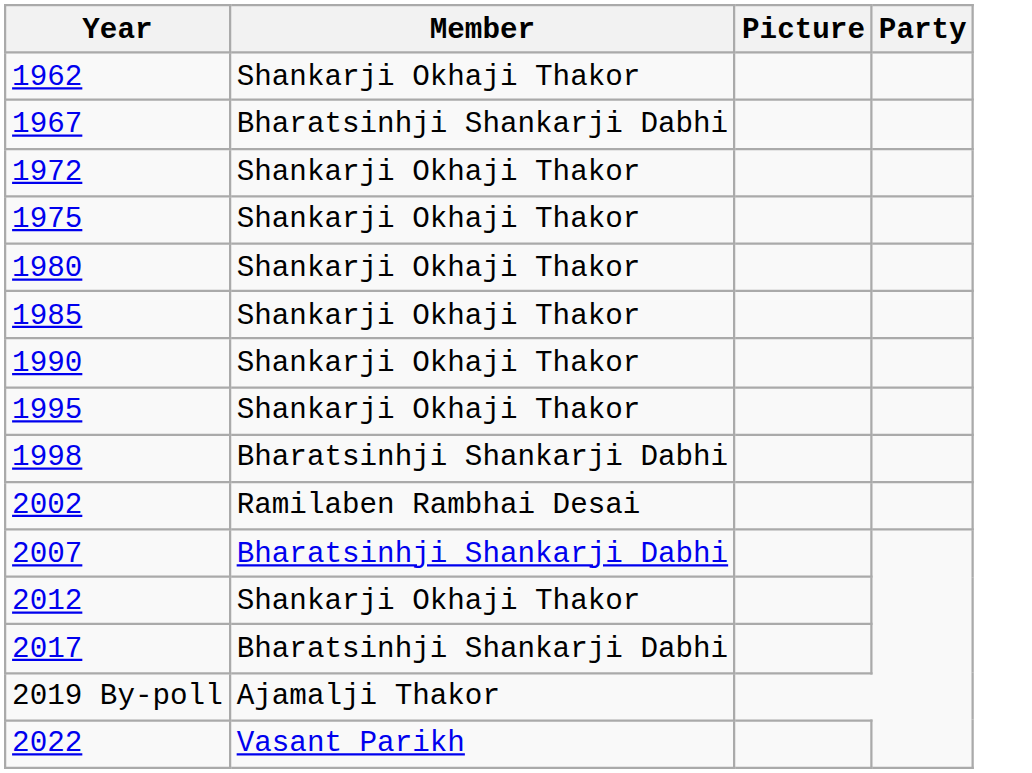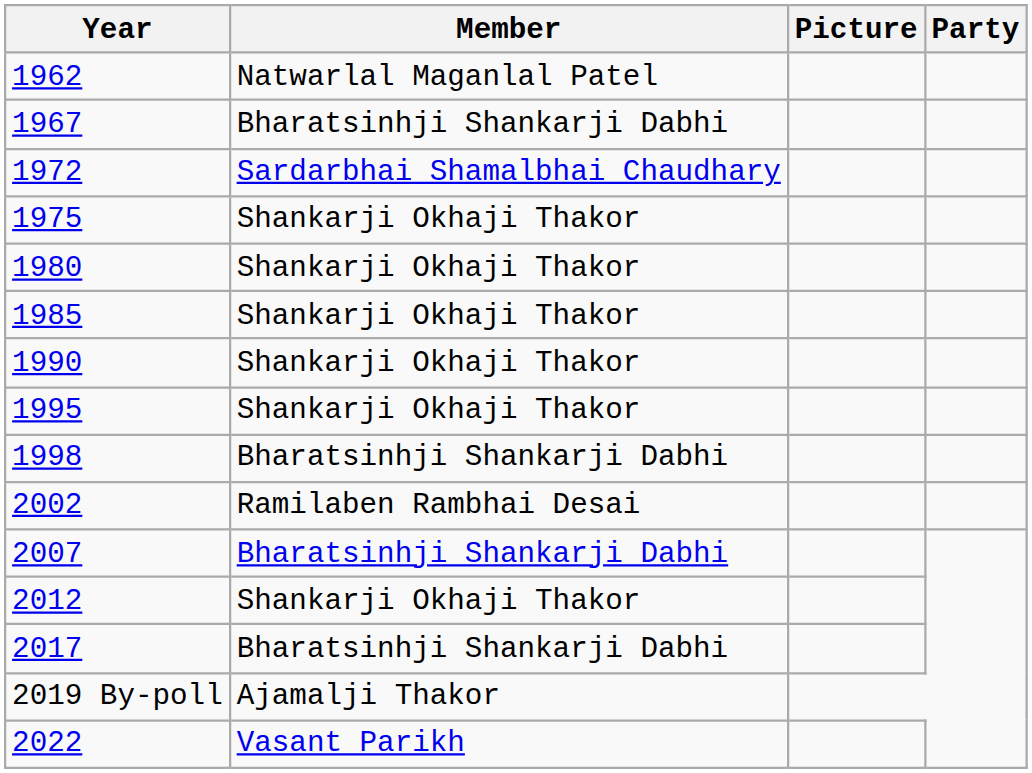(439, 77) Shankarji Okhaji Thakor -> (447, 77) Natwarlal Maganlal Patel
(439, 172) Shankarji Okhaji Thakor -> (509, 172) Sardarbhai Shamalbhai Chaudhary
